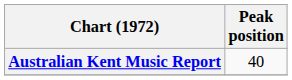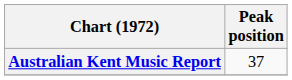(256, 61) 40 -> (256, 61) 37
